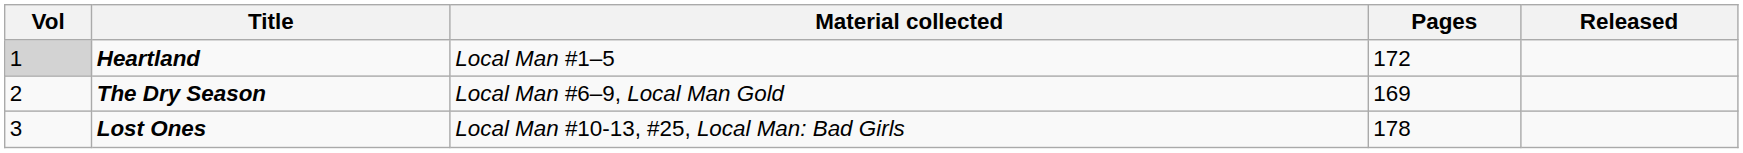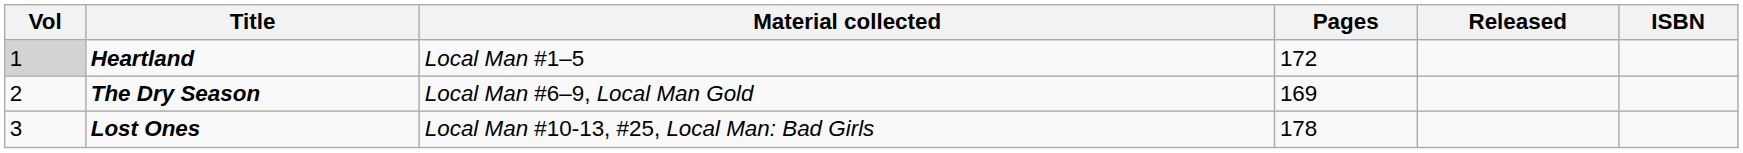+ column: (1678, 22)
